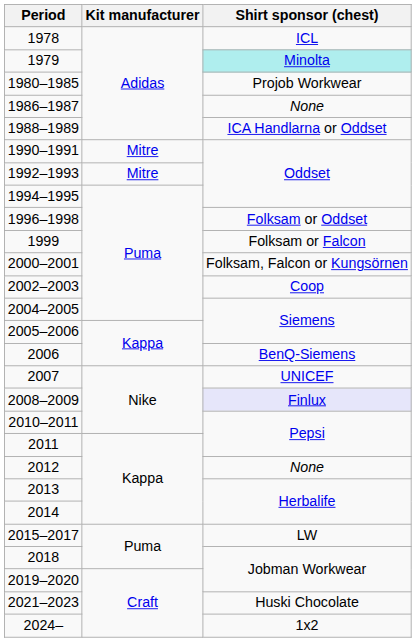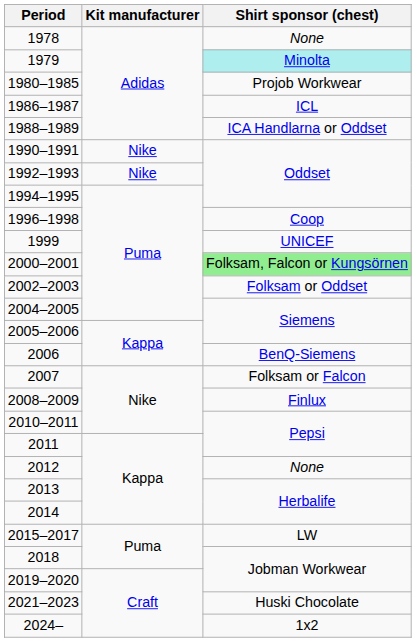(307, 38) ICL -> (307, 38) None
(307, 106) None -> (307, 106) ICL
(143, 151) Mitre -> (143, 151) Nike
(143, 173) Mitre -> (143, 173) Nike
(307, 219) Folksam or Oddset -> (307, 219) Coop
(307, 241) Folksam or Falcon -> (307, 241) UNICEF
(307, 264) no background -> (307, 264) lightgreen background
(307, 286) Coop -> (307, 286) Folksam or Oddset
(307, 377) UNICEF -> (307, 377) Folksam or Falcon
(307, 399) lavender background -> (307, 399) no background
